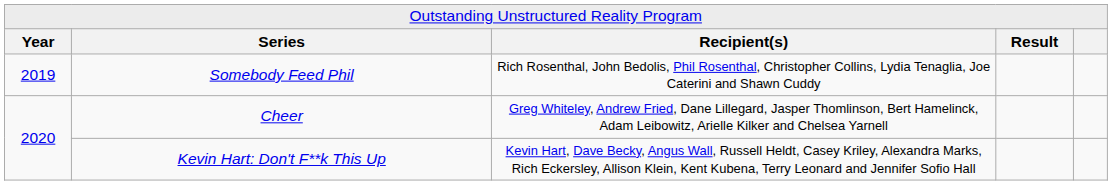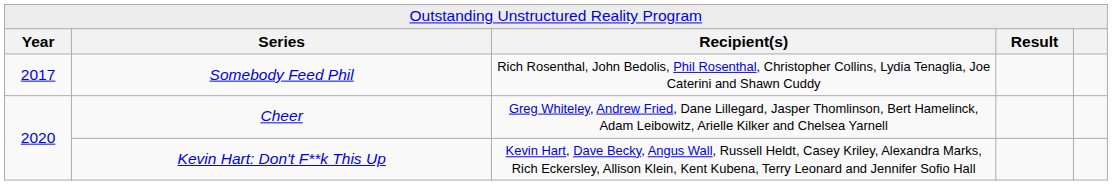(38, 74) 2019 -> (38, 74) 2017
